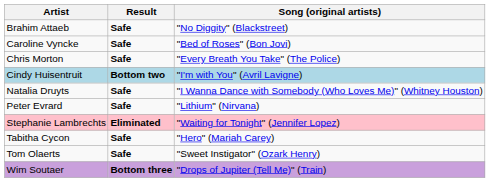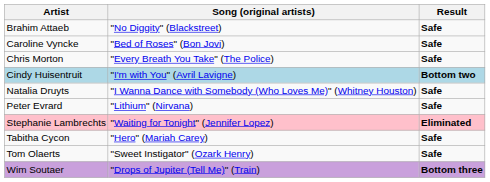columns swapped: (330, 12) <-> (141, 12)
